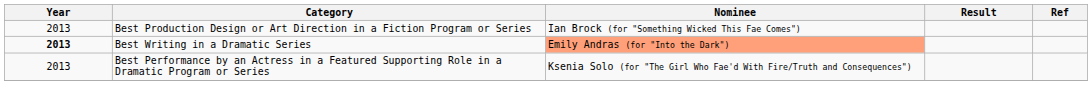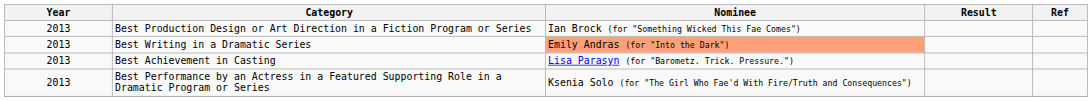(59, 45) bold -> (59, 45) normal
+ row: (195, 61)
